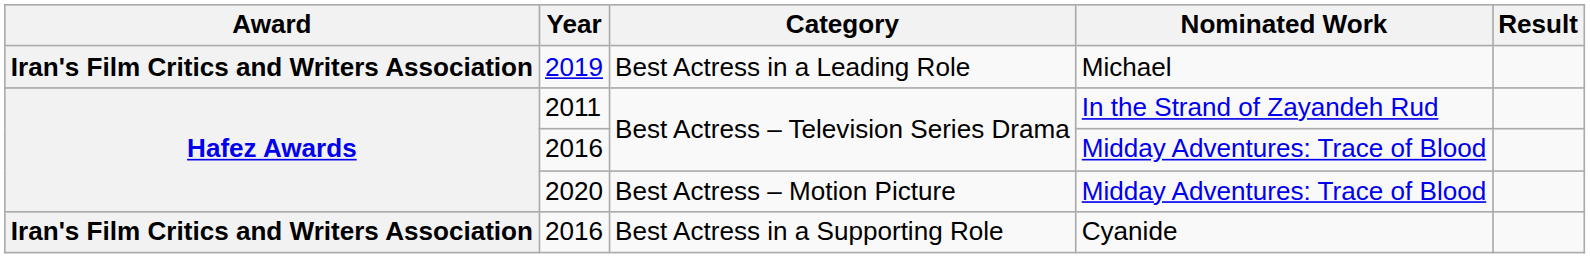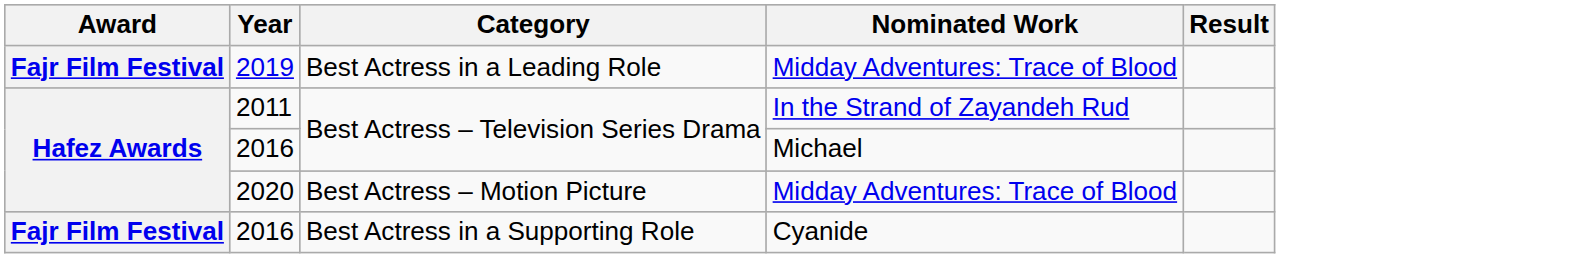(272, 66) Iran's Film Critics and Writers Association -> (117, 66) Fajr Film Festival
(1127, 66) Michael -> (975, 66) Midday Adventures: Trace of Blood
(1284, 149) Midday Adventures: Trace of Blood -> (818, 149) Michael
(272, 231) Iran's Film Critics and Writers Association -> (117, 231) Fajr Film Festival
